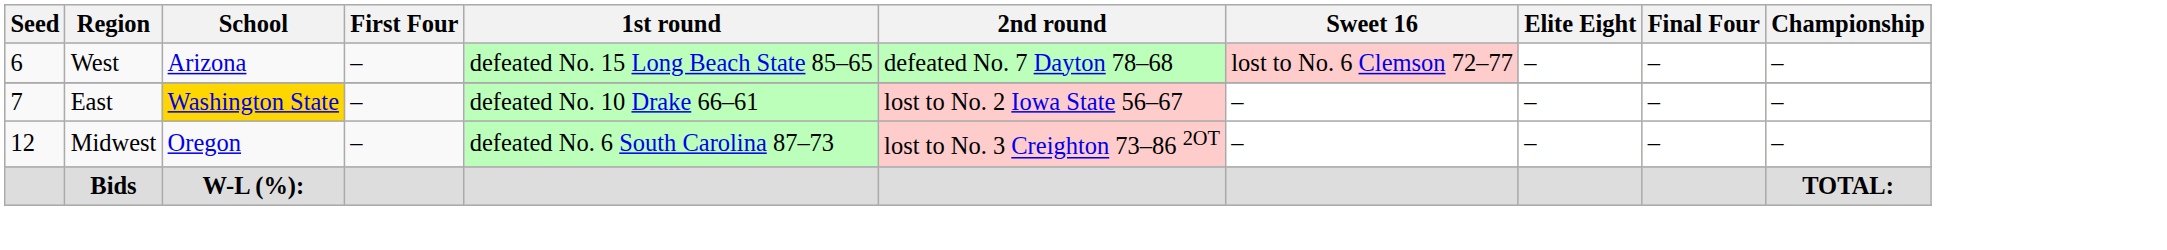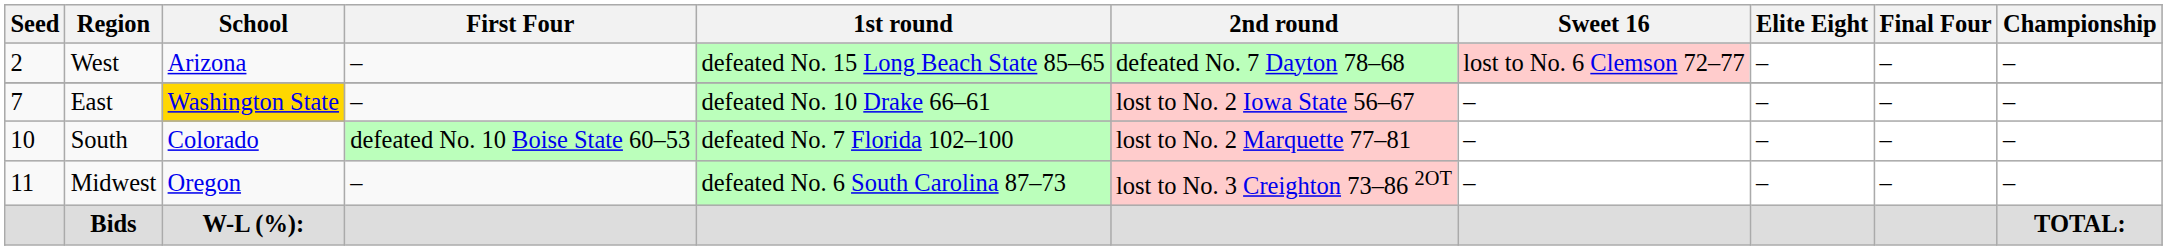(17, 62) 6 -> (17, 62) 2
+ row: (99, 140)
(23, 143) 12 -> (22, 182) 11
